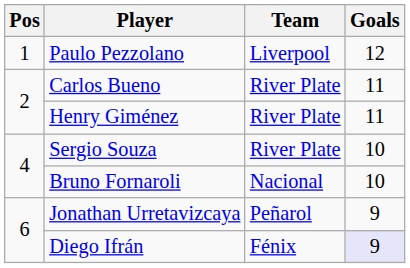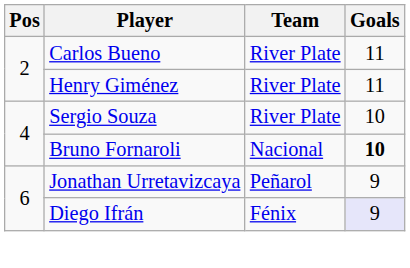- row: (117, 52)
(375, 181) normal -> (375, 149) bold
